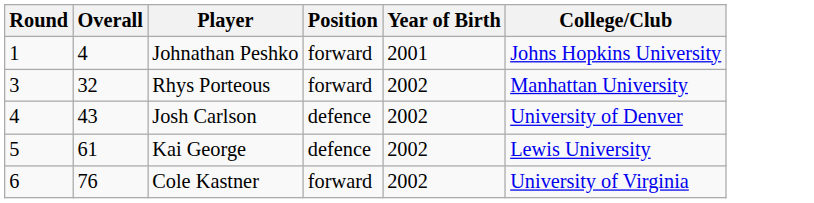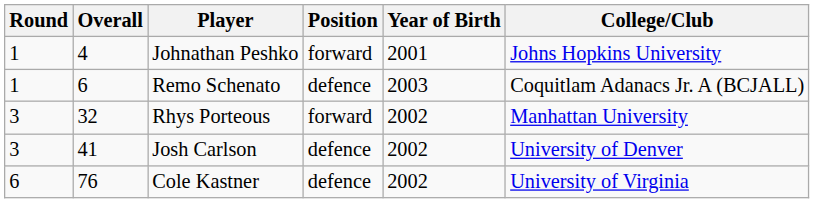+ row: (216, 85)
(14, 117) 4 -> (14, 149) 3
(88, 117) 43 -> (88, 149) 41
- row: (199, 149)
(340, 181) forward -> (339, 181) defence
